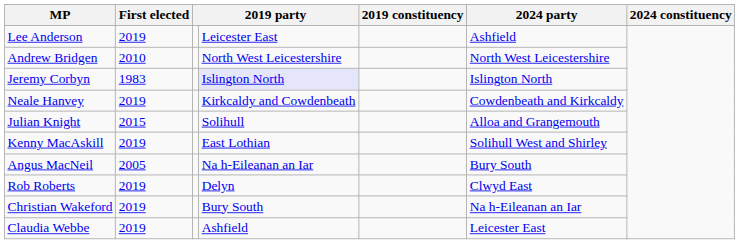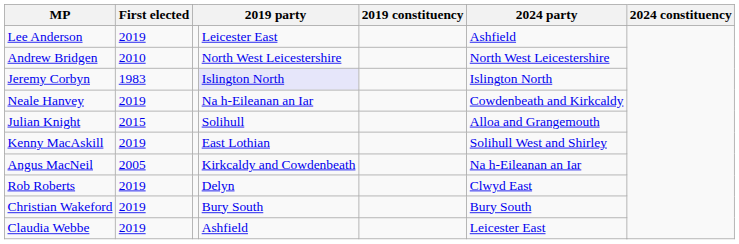(279, 100) Kirkcaldy and Cowdenbeath -> (257, 100) Na h-Eileanan an Iar
(257, 164) Na h-Eileanan an Iar -> (279, 164) Kirkcaldy and Cowdenbeath
(501, 164) Bury South -> (526, 164) Na h-Eileanan an Iar
(526, 206) Na h-Eileanan an Iar -> (501, 206) Bury South
